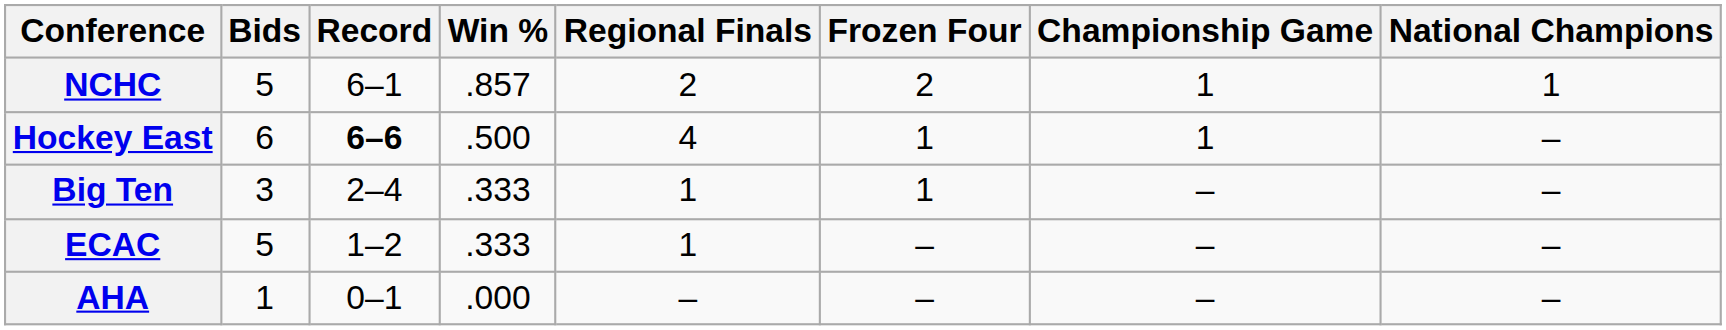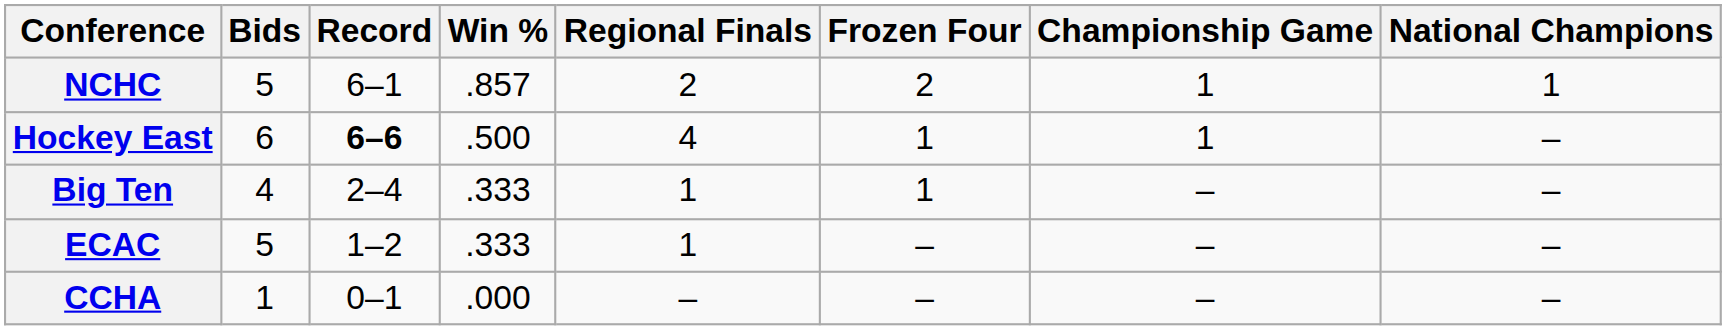(265, 191) 3 -> (265, 191) 4
- row: (113, 297)
+ row: (113, 297)
